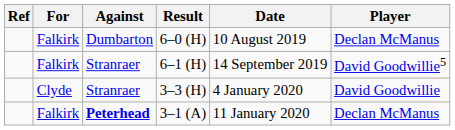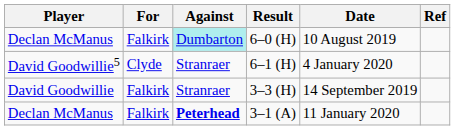columns swapped: (390, 16) <-> (19, 16)
(120, 39) no background -> (209, 39) paleturquoise background
(58, 64) Falkirk -> (144, 64) Clyde
(270, 64) 14 September 2019 -> (348, 64) 4 January 2020
(54, 90) Clyde -> (148, 90) Falkirk
(258, 90) 4 January 2020 -> (360, 90) 14 September 2019
